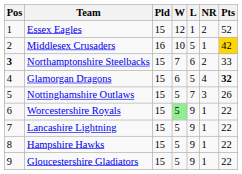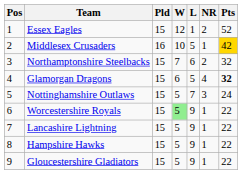(9, 62) bold -> (9, 62) normal
(226, 62) 33 -> (226, 62) 32
(226, 95) 26 -> (226, 95) 24
